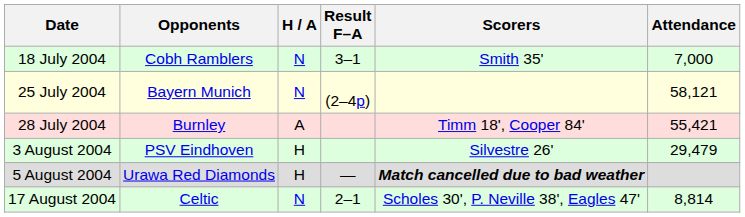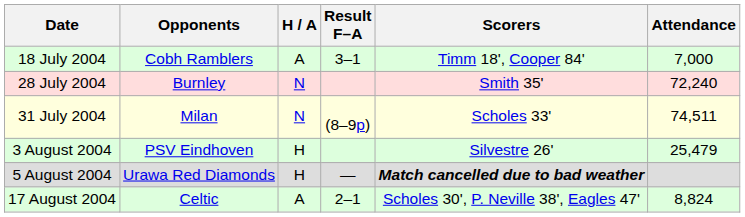(299, 58) N -> (299, 58) A
(511, 58) Smith 35' -> (511, 58) Timm 18', Cooper 84'
- row: (62, 92)
(299, 125) A -> (299, 83) N
(511, 125) Timm 18', Cooper 84' -> (511, 83) Smith 35'
(694, 125) 55,421 -> (694, 83) 72,240
+ row: (62, 116)
(694, 150) 29,479 -> (694, 150) 25,479
(299, 199) N -> (299, 199) A
(694, 199) 8,814 -> (694, 199) 8,824
